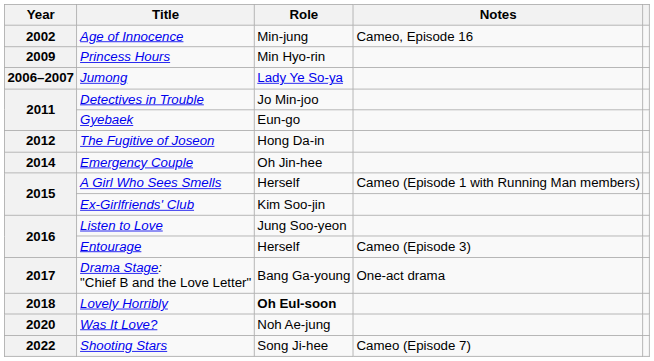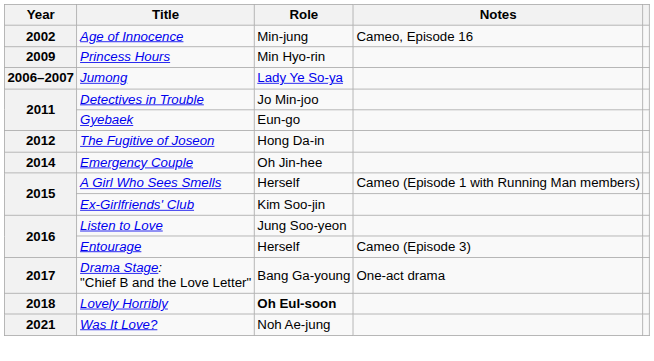(41, 324) 2020 -> (41, 324) 2021
- row: (124, 345)
